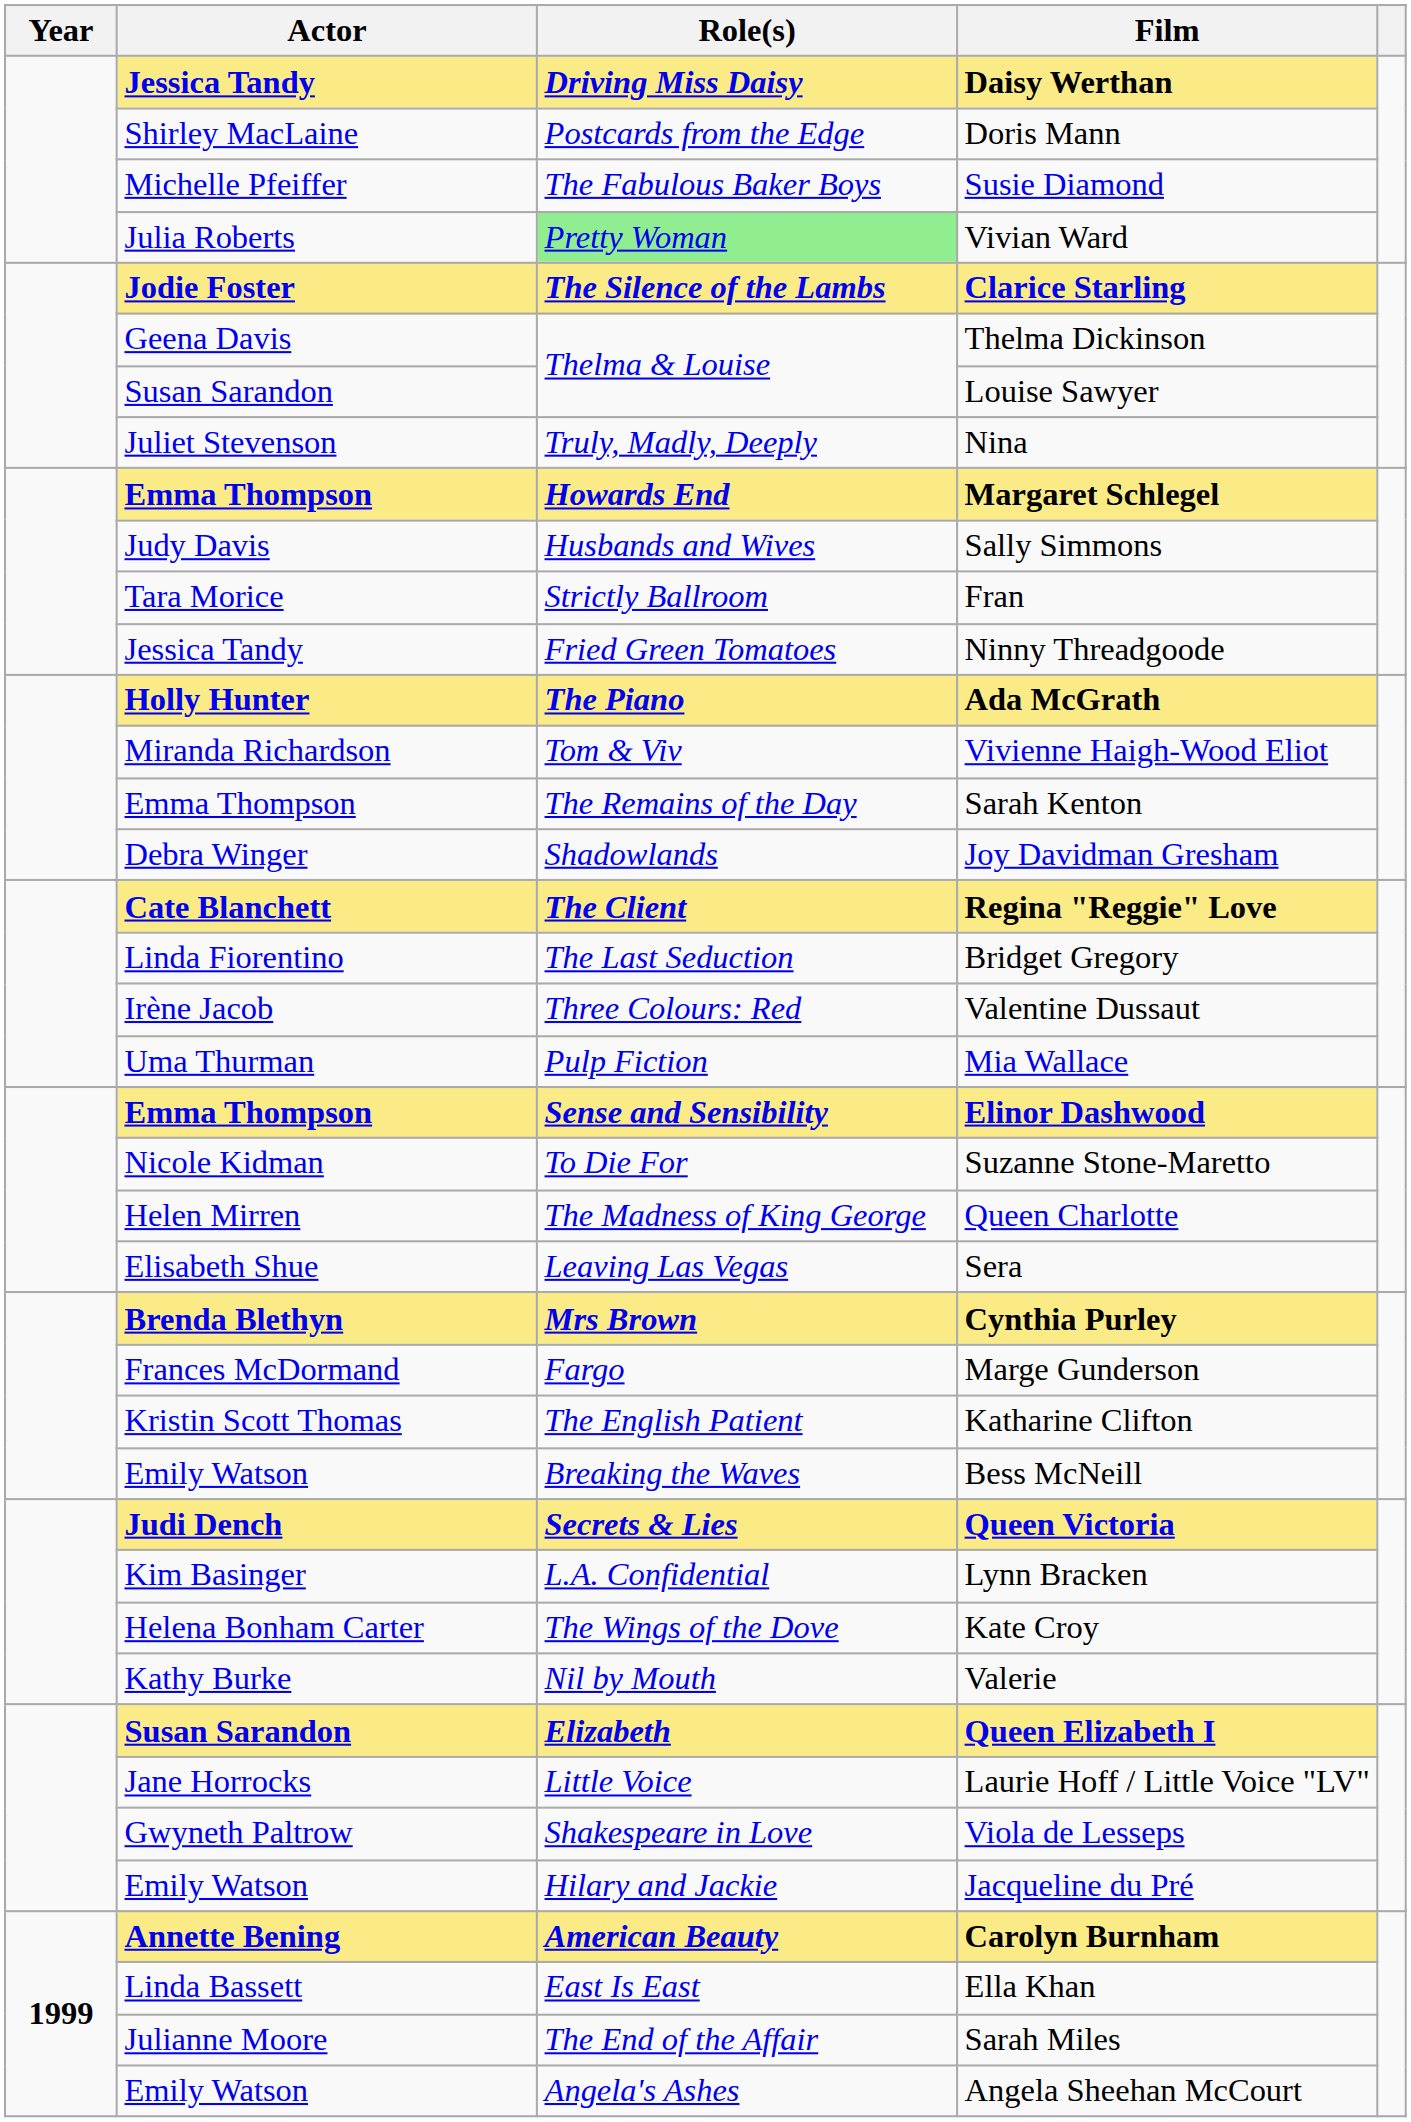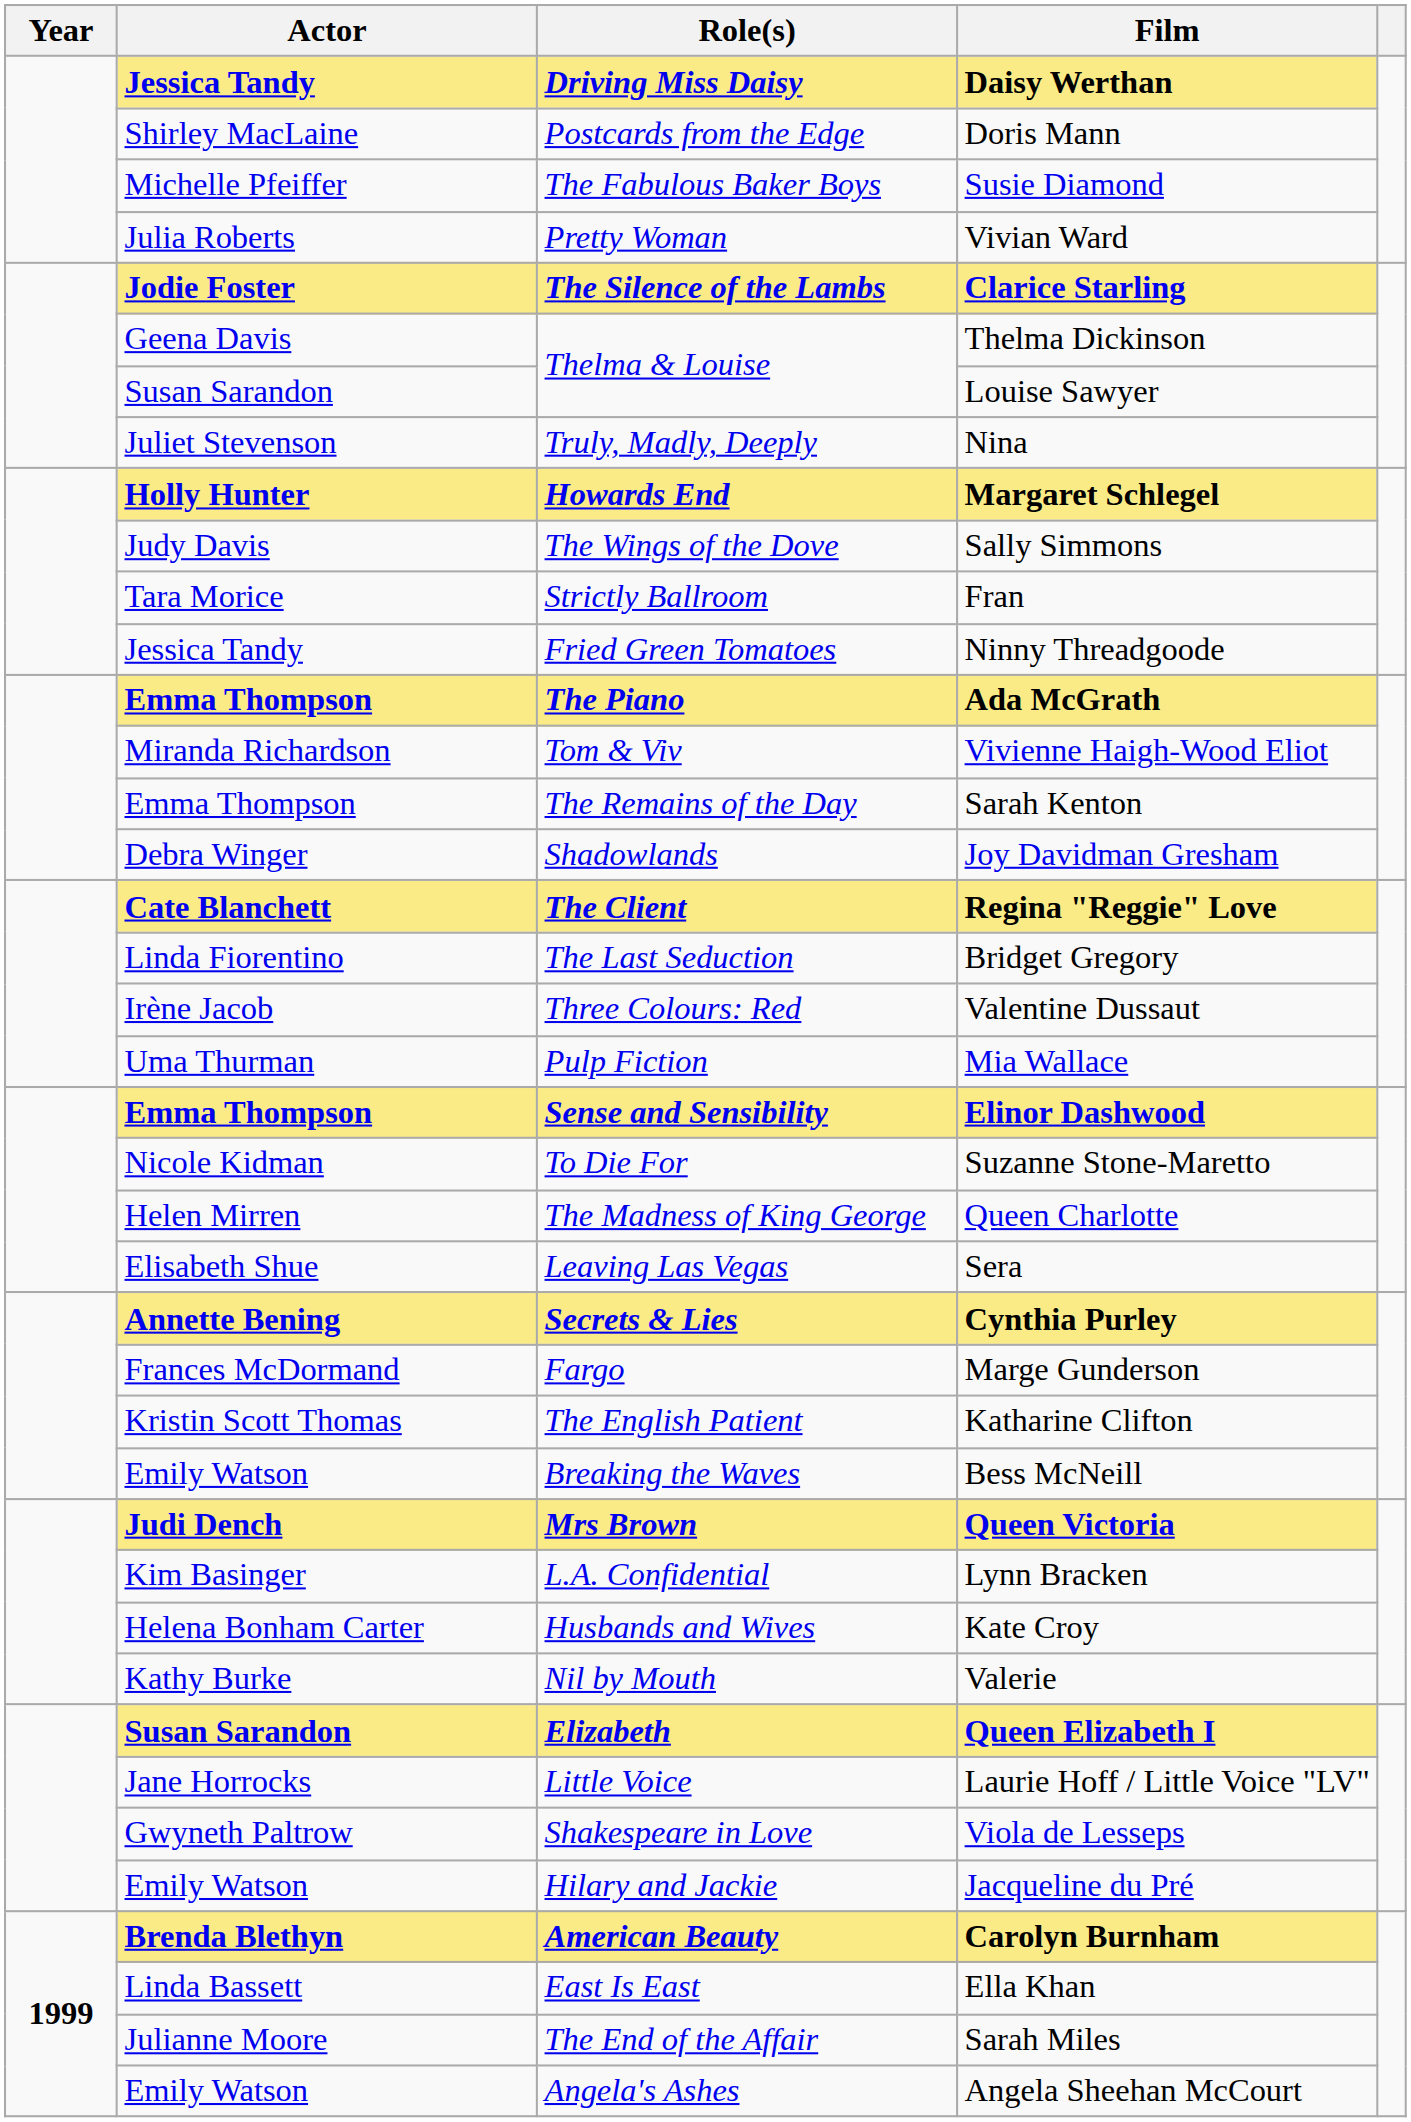(636, 236) lightgreen background -> (636, 236) no background
(248, 493) Emma Thompson -> (217, 493) Holly Hunter
(680, 545) Husbands and Wives -> (692, 545) The Wings of the Dove
(217, 699) Holly Hunter -> (248, 699) Emma Thompson
(234, 1318) Brenda Blethyn -> (232, 1318) Annette Bening
(621, 1318) Mrs Brown -> (641, 1318) Secrets & Lies
(641, 1524) Secrets & Lies -> (621, 1524) Mrs Brown
(692, 1627) The Wings of the Dove -> (680, 1627) Husbands and Wives
(232, 1936) Annette Bening -> (234, 1936) Brenda Blethyn
